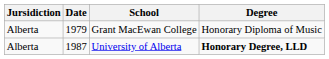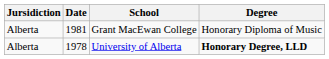(76, 29) 1979 -> (76, 29) 1981
(76, 46) 1987 -> (76, 46) 1978
